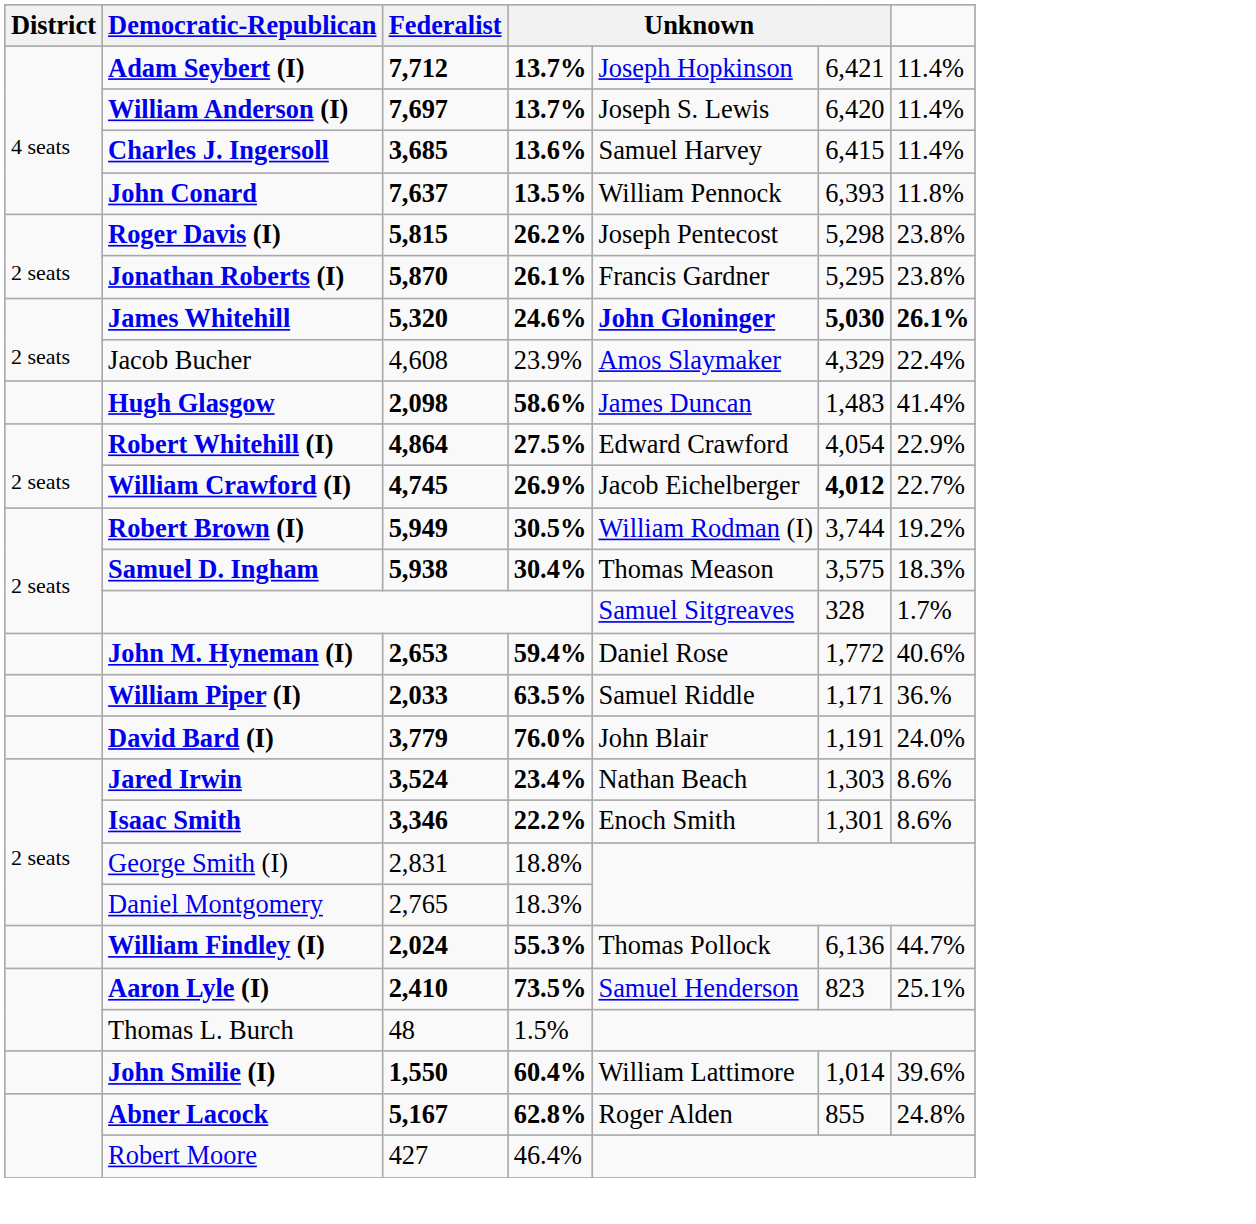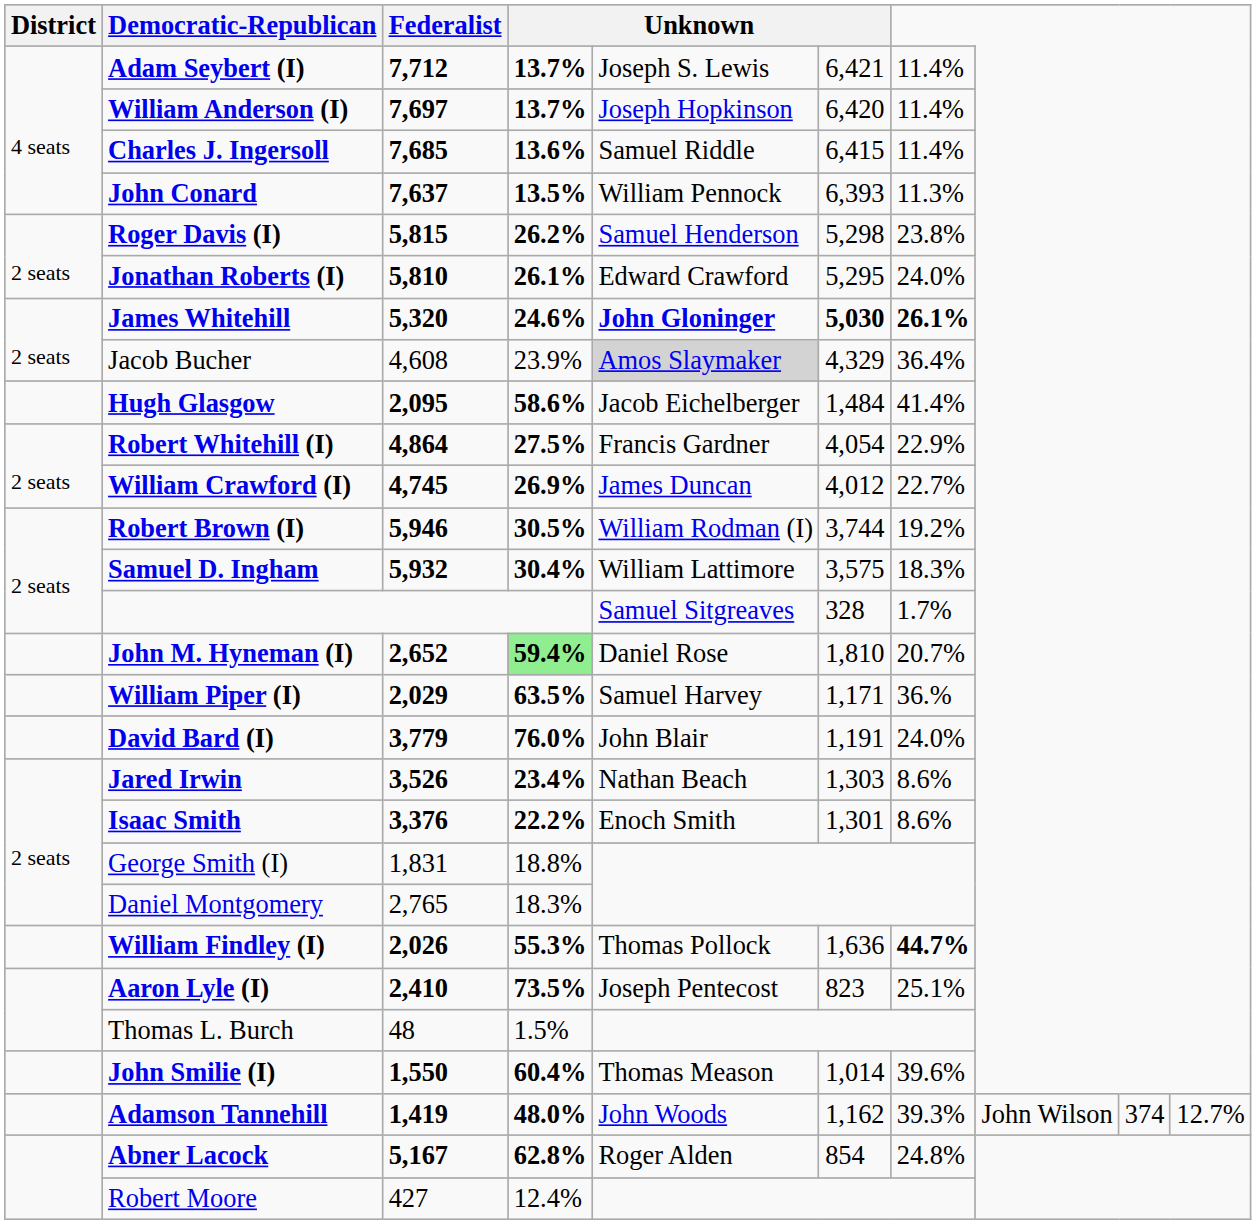(696, 67) Joseph Hopkinson -> (684, 67) Joseph S. Lewis
(684, 109) Joseph S. Lewis -> (696, 109) Joseph Hopkinson
(418, 151) 3,685 -> (418, 151) 7,685
(680, 151) Samuel Harvey -> (677, 151) Samuel Riddle
(930, 192) 11.8% -> (930, 192) 11.3%
(688, 234) Joseph Pentecost -> (699, 234) Samuel Henderson
(418, 276) 5,870 -> (418, 276) 5,810
(684, 276) Francis Gardner -> (693, 276) Edward Crawford
(931, 276) 23.8% -> (931, 276) 24.0%
(690, 360) no background -> (690, 360) lightgrey background
(931, 360) 22.4% -> (931, 360) 36.4%
(418, 402) 2,098 -> (418, 402) 2,095
(675, 402) James Duncan -> (699, 402) Jacob Eichelberger
(855, 402) 1,483 -> (855, 402) 1,484
(693, 444) Edward Crawford -> (684, 444) Francis Gardner
(699, 485) Jacob Eichelberger -> (675, 485) James Duncan
(855, 485) bold -> (855, 485) normal
(418, 527) 5,949 -> (418, 527) 5,946
(418, 569) 5,938 -> (418, 569) 5,932
(686, 569) Thomas Meason -> (697, 569) William Lattimore
(418, 653) 2,653 -> (418, 653) 2,652
(550, 653) no background -> (550, 653) lightgreen background
(855, 653) 1,772 -> (855, 653) 1,810
(931, 653) 40.6% -> (931, 653) 20.7%
(418, 695) 2,033 -> (418, 695) 2,029
(677, 695) Samuel Riddle -> (680, 695) Samuel Harvey
(418, 779) 3,524 -> (418, 779) 3,526
(418, 820) 3,346 -> (418, 820) 3,376
(418, 862) 2,831 -> (418, 862) 1,831
(418, 946) 2,024 -> (418, 946) 2,026
(855, 946) 6,136 -> (855, 946) 1,636
(931, 946) normal -> (933, 946) bold
(699, 988) Samuel Henderson -> (688, 988) Joseph Pentecost
(697, 1072) William Lattimore -> (686, 1072) Thomas Meason
+ row: (218, 1114)
(845, 1114) 855 -> (845, 1155) 854
(548, 1155) 46.4% -> (548, 1197) 12.4%
